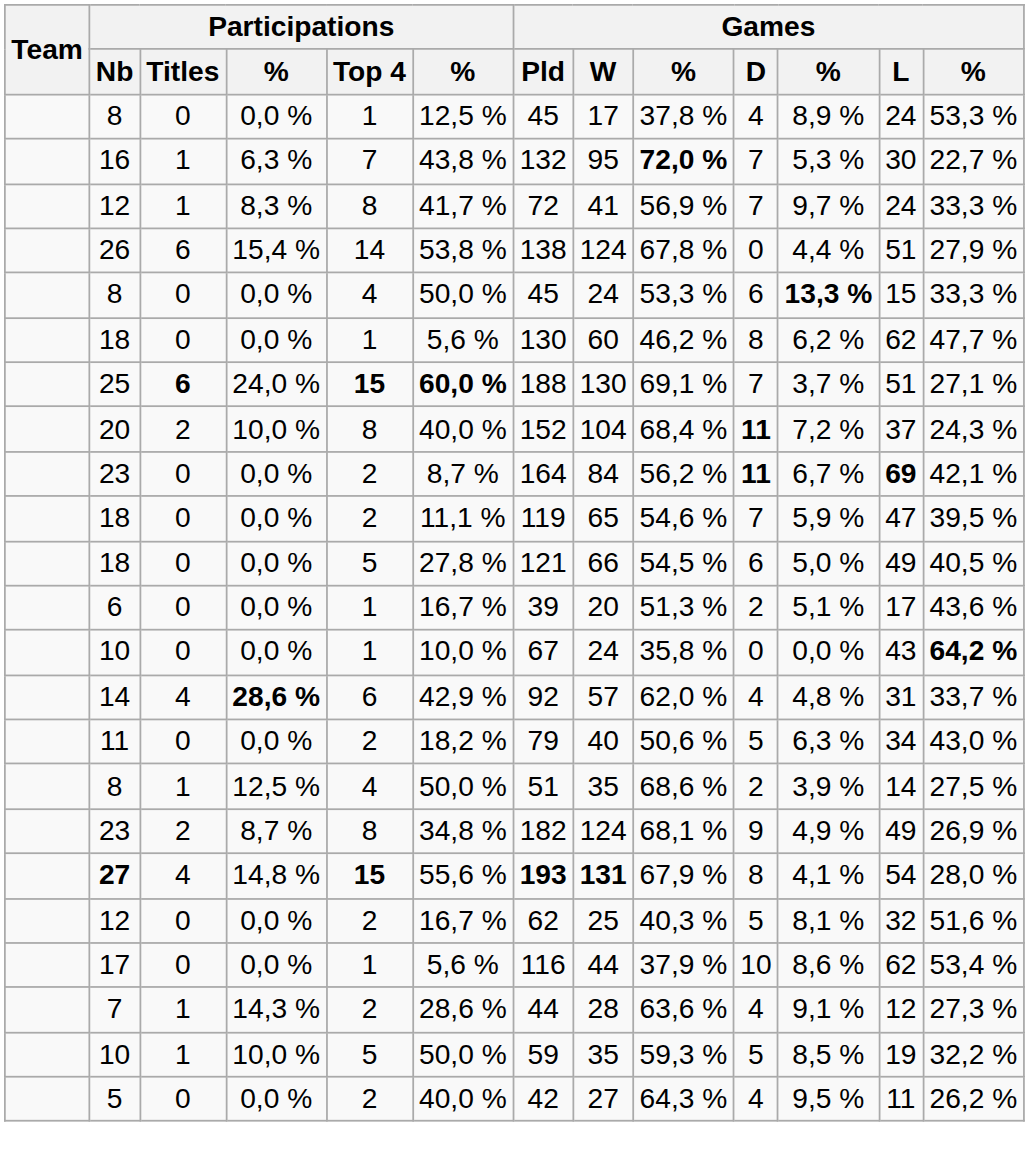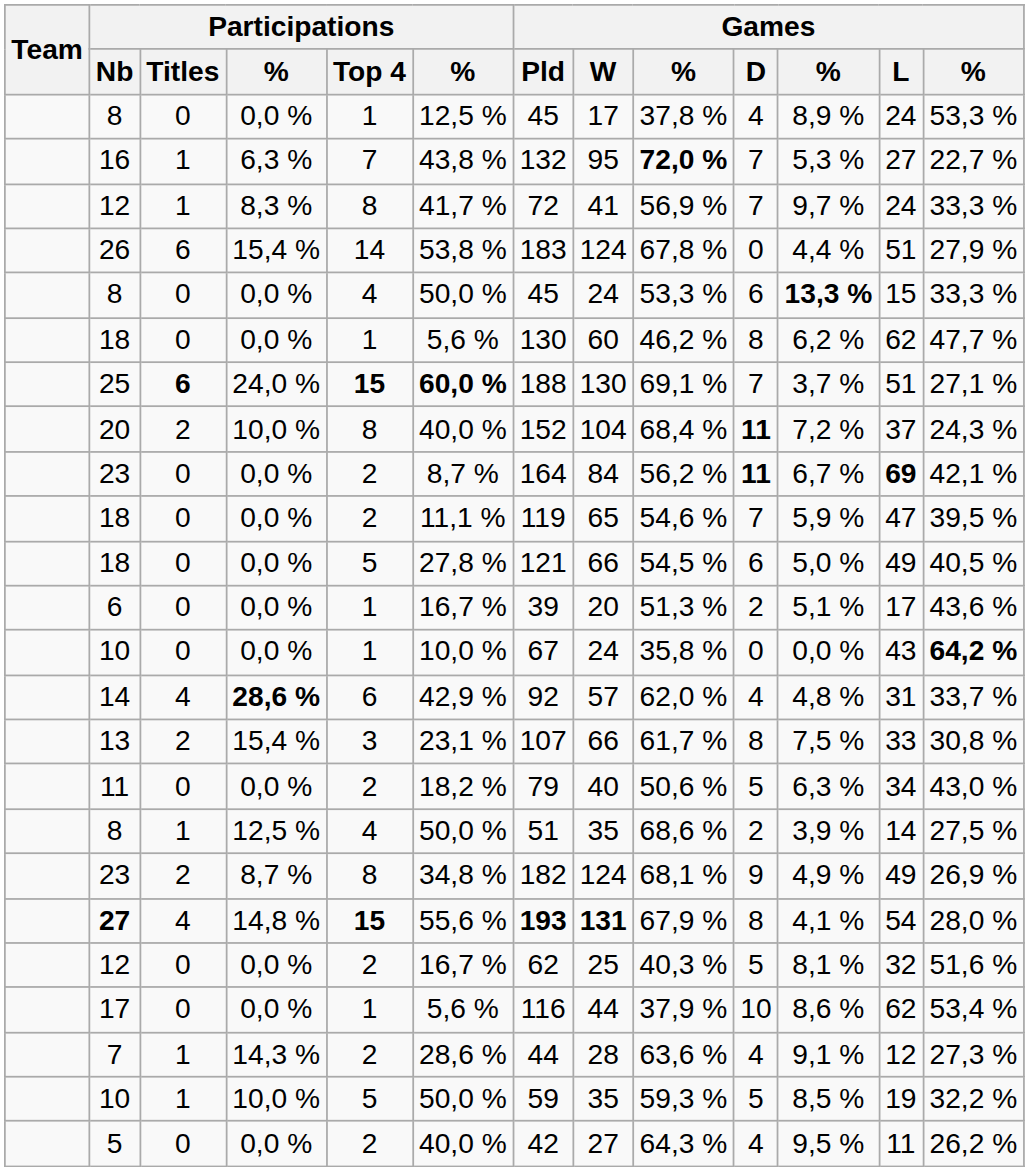(901, 160) 30 -> (901, 160) 27
(543, 250) 138 -> (543, 250) 183
+ row: (115, 741)
